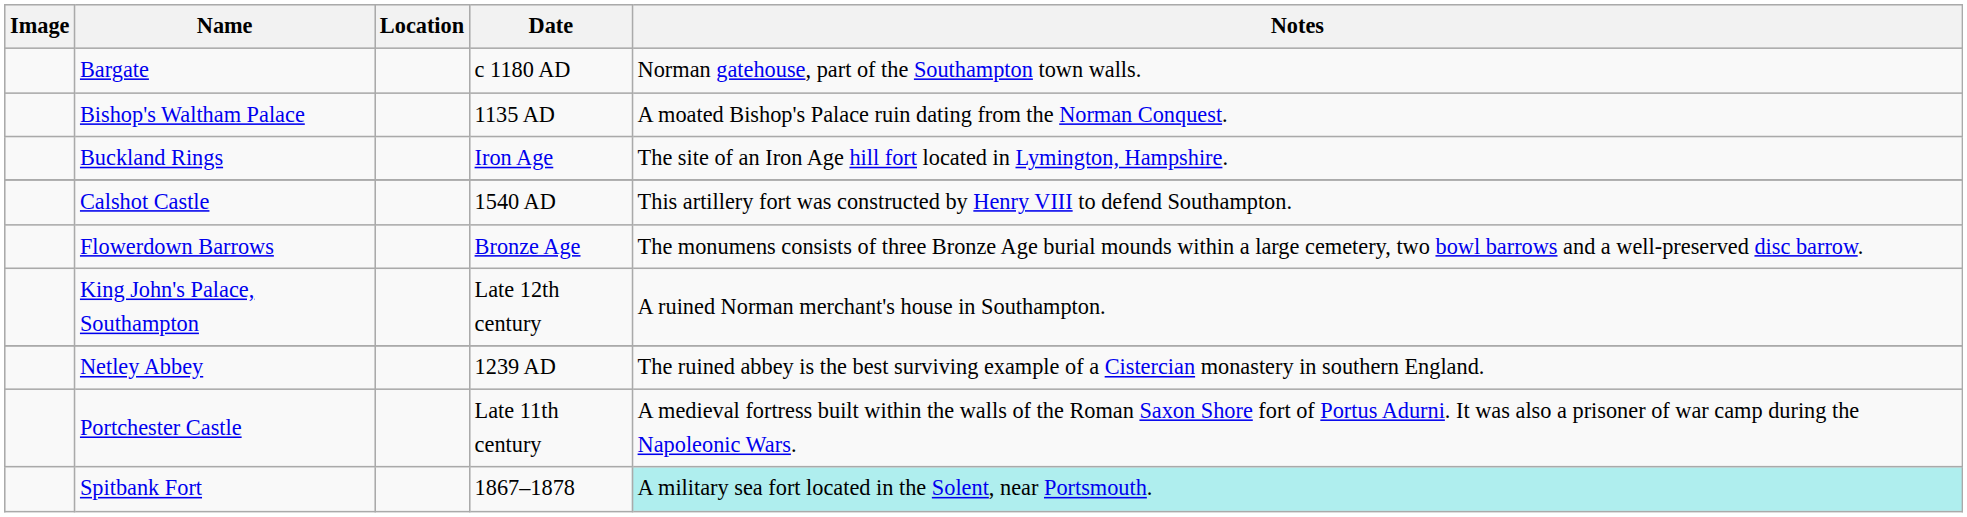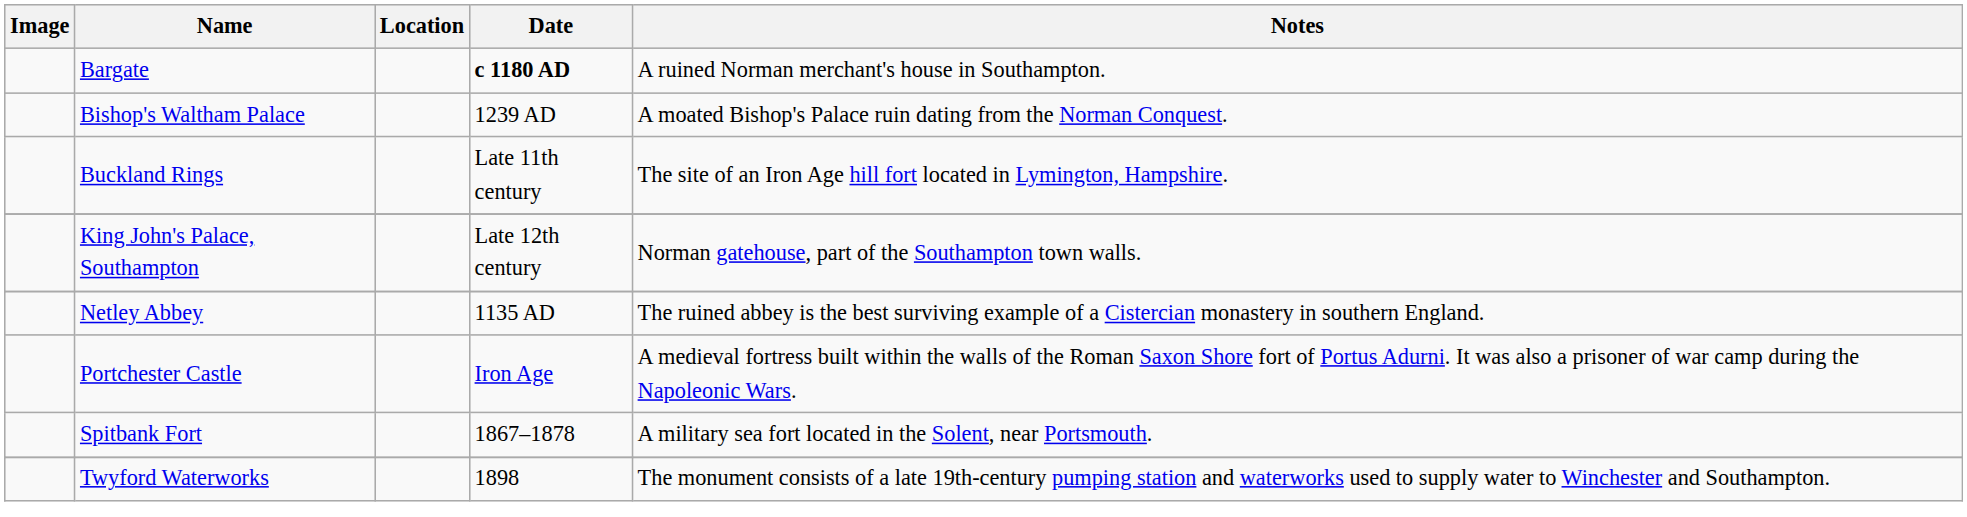(523, 70) normal -> (522, 70) bold
(889, 70) Norman gatehouse, part of the Southampton town walls. -> (872, 70) A ruined Norman merchant's house in Southampton.
(515, 114) 1135 AD -> (515, 114) 1239 AD
(514, 158) Iron Age -> (517, 174) Late 11th century
- row: (145, 202)
- row: (177, 246)
(872, 306) A ruined Norman merchant's house in Southampton. -> (889, 252) Norman gatehouse, part of the Southampton town walls.
(515, 367) 1239 AD -> (515, 313) 1135 AD
(517, 428) Late 11th century -> (514, 373) Iron Age
(895, 488) paleturquoise background -> (895, 434) no background
+ row: (174, 478)
